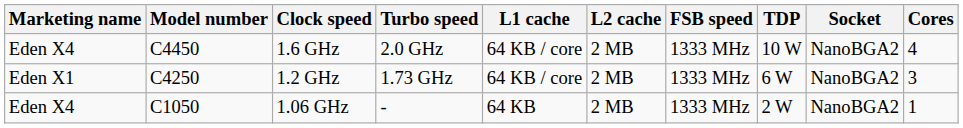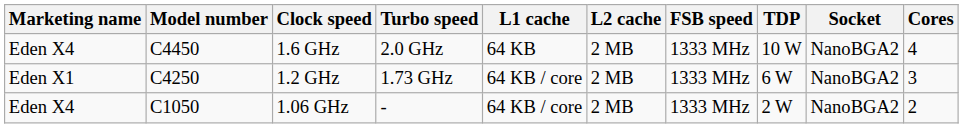(535, 48) 64 KB / core -> (511, 48) 64 KB
(511, 107) 64 KB -> (535, 107) 64 KB / core
(912, 107) 1 -> (912, 107) 2
